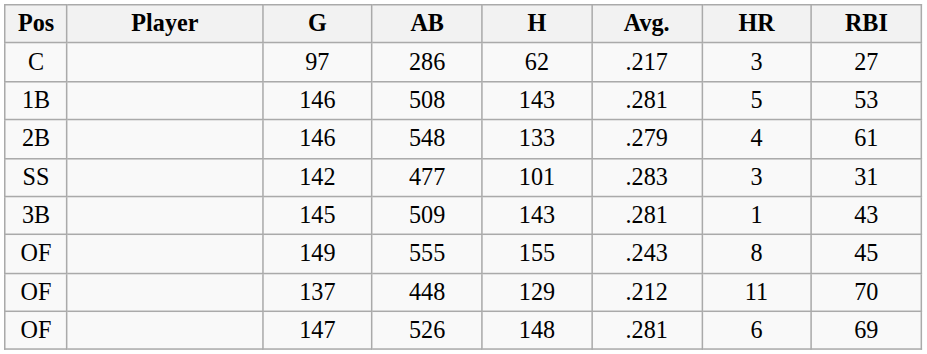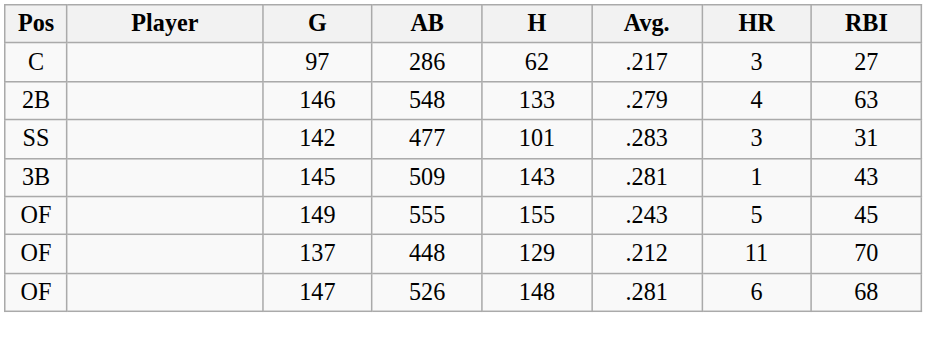- row: (427, 100)
(866, 138) 61 -> (866, 100) 63
(756, 253) 8 -> (756, 215) 5
(866, 330) 69 -> (866, 291) 68
